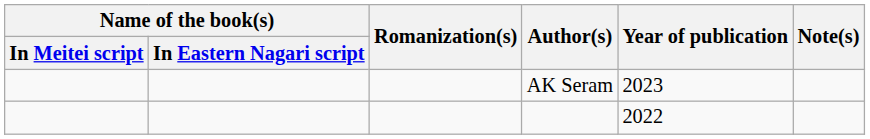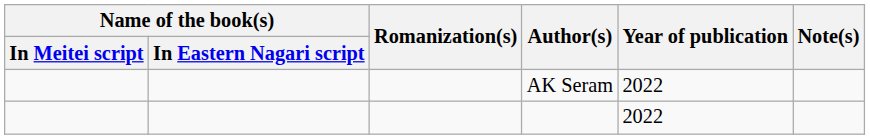(643, 85) 2023 -> (643, 85) 2022
